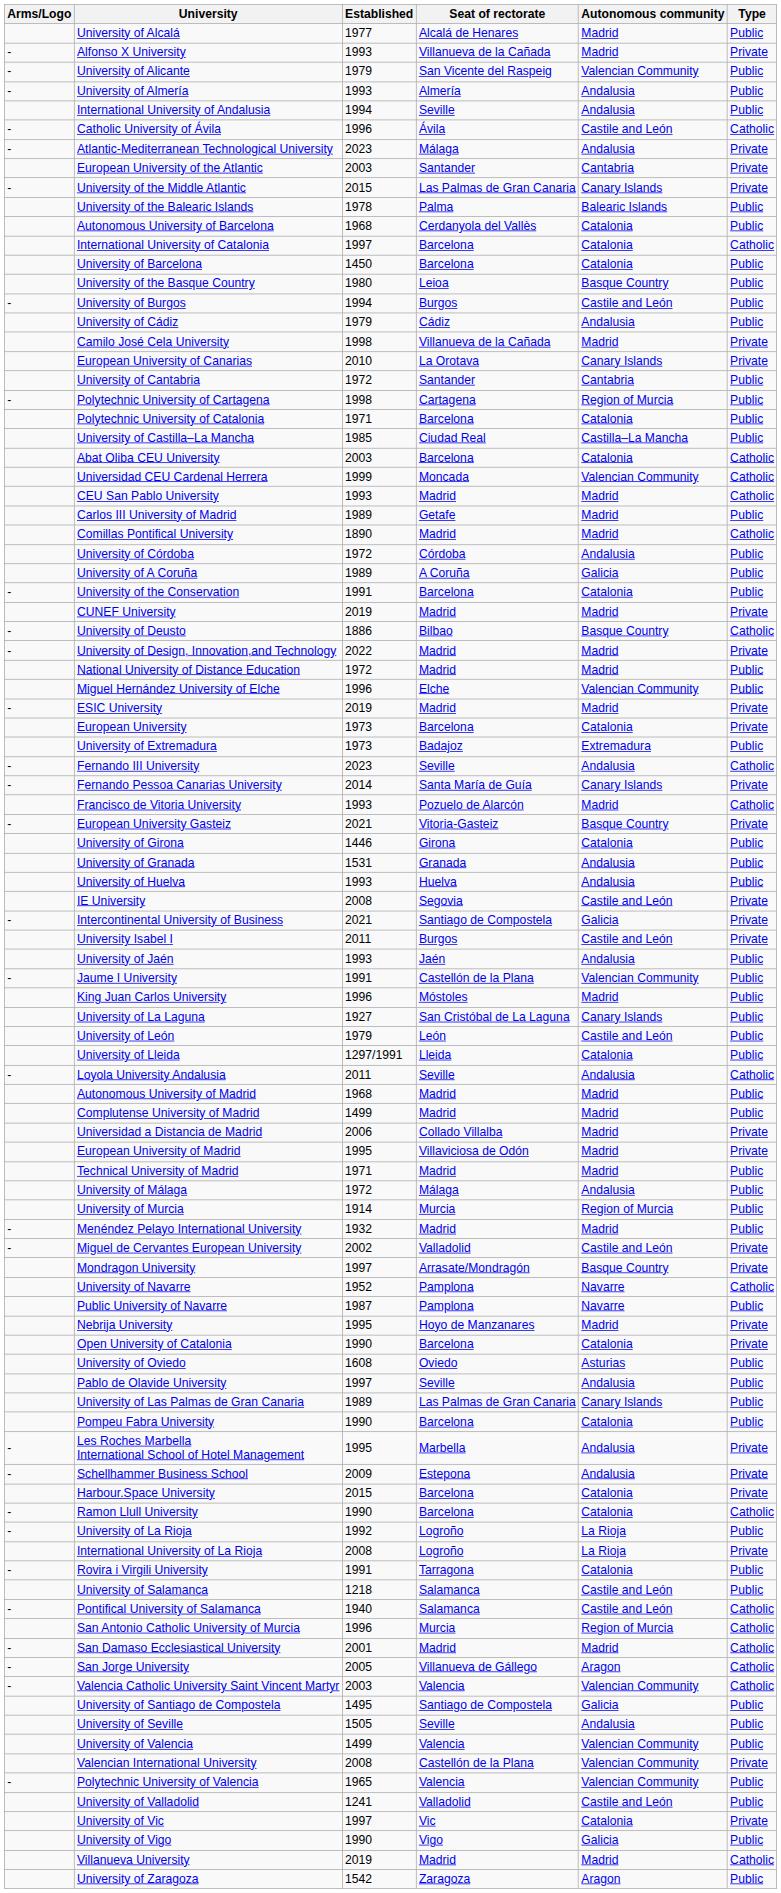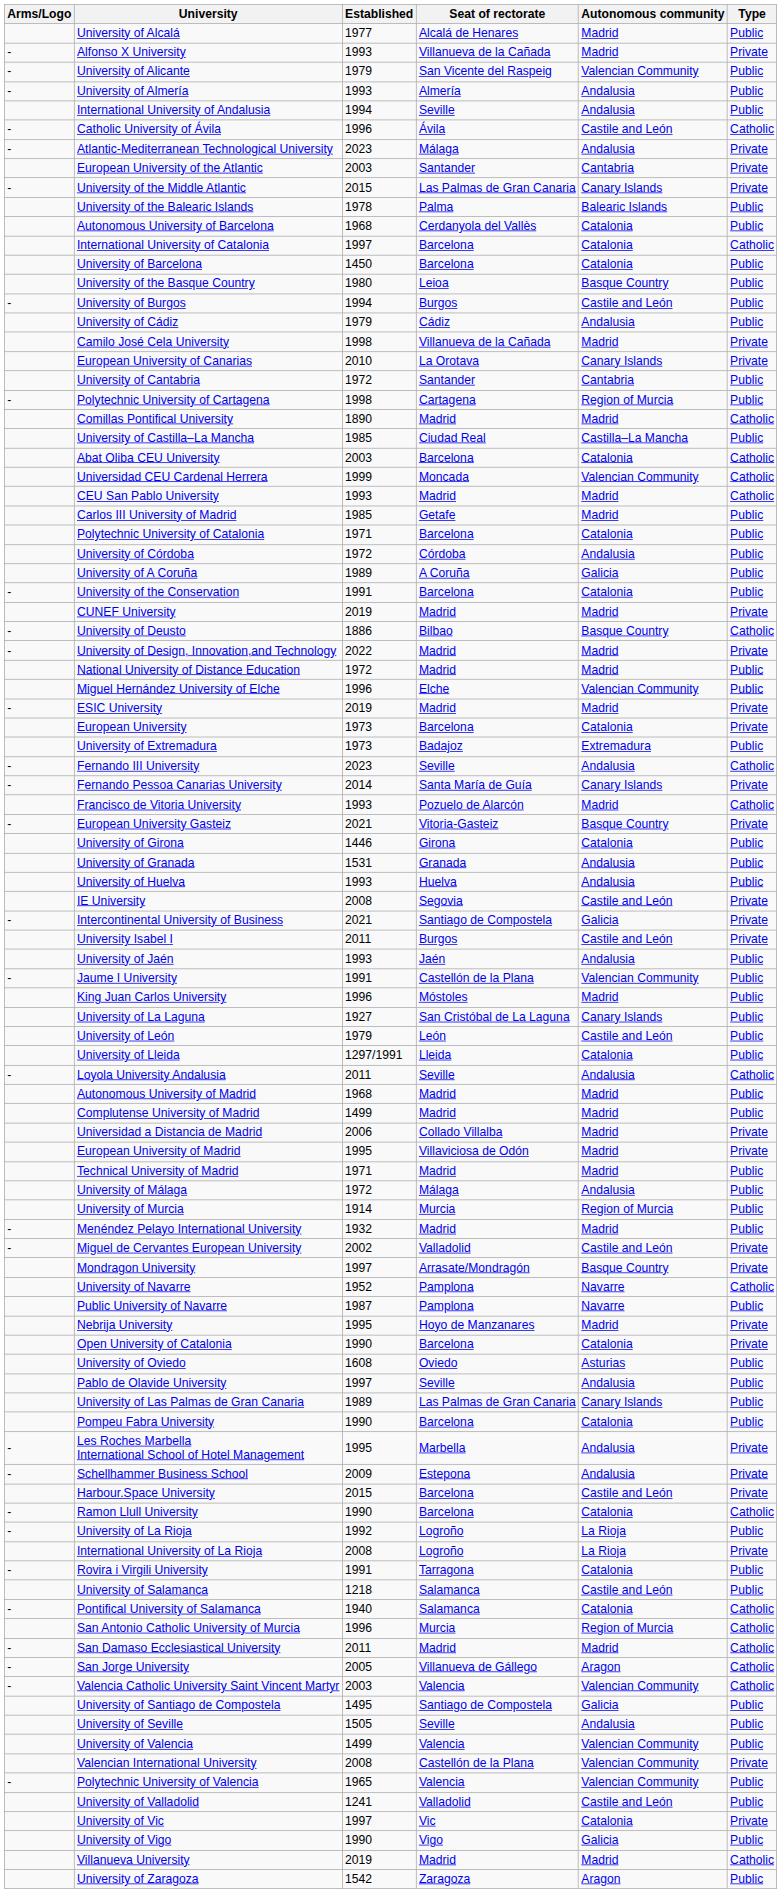rows swapped: (171, 419) <-> (155, 534)
(359, 515) 1989 -> (359, 515) 1985
(607, 1493) Catalonia -> (627, 1493) Castile and León
(627, 1609) Castile and León -> (607, 1609) Catalonia
(359, 1647) 2001 -> (358, 1647) 2011
